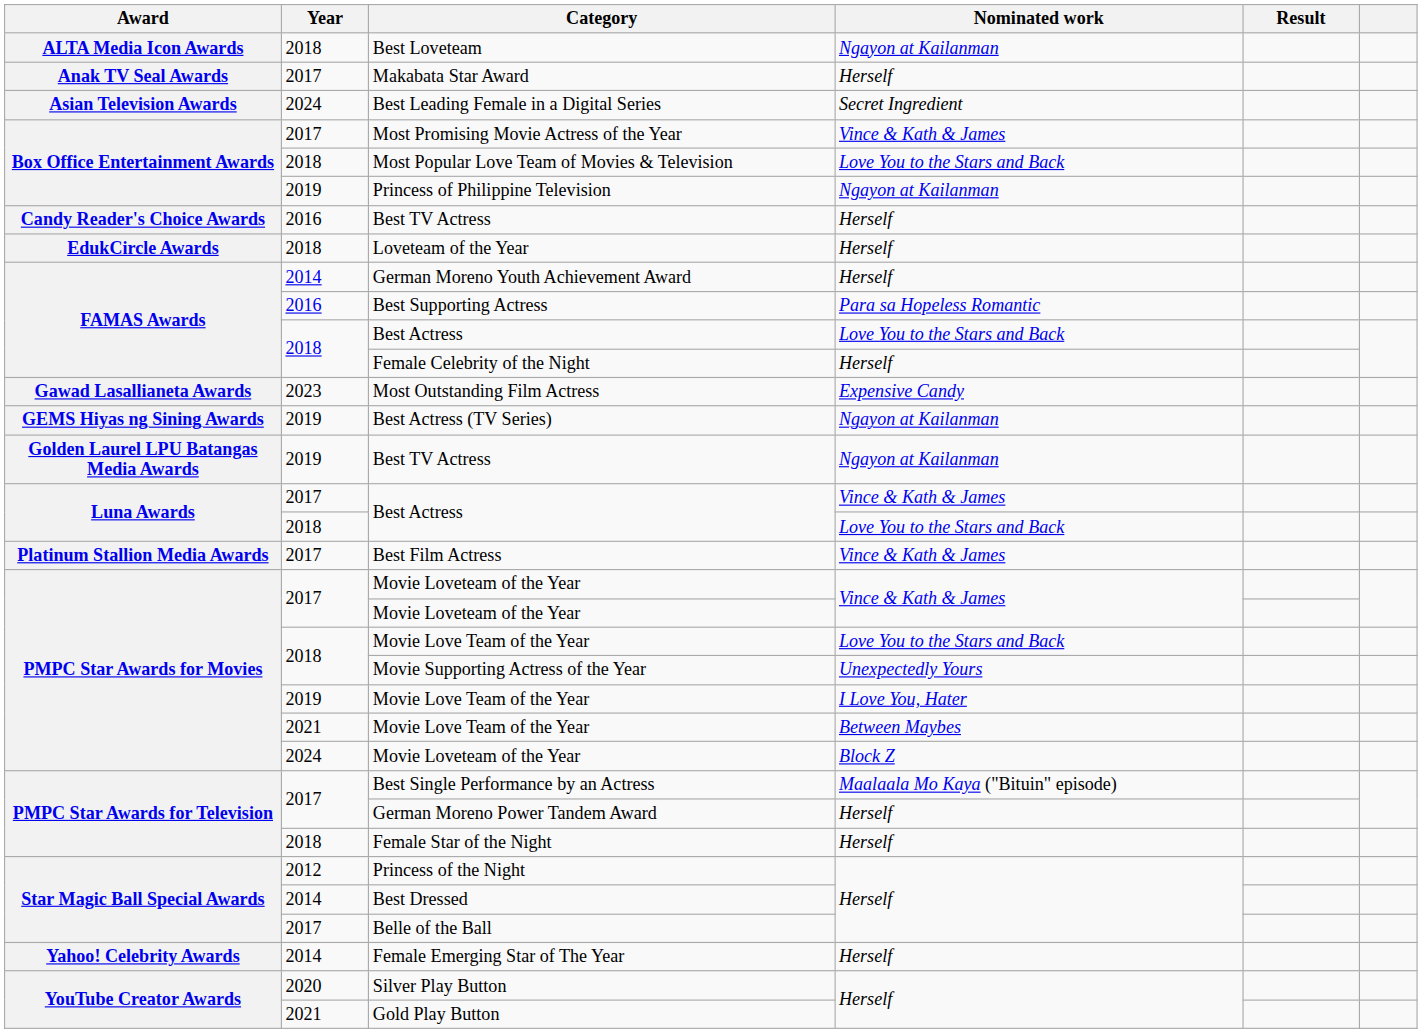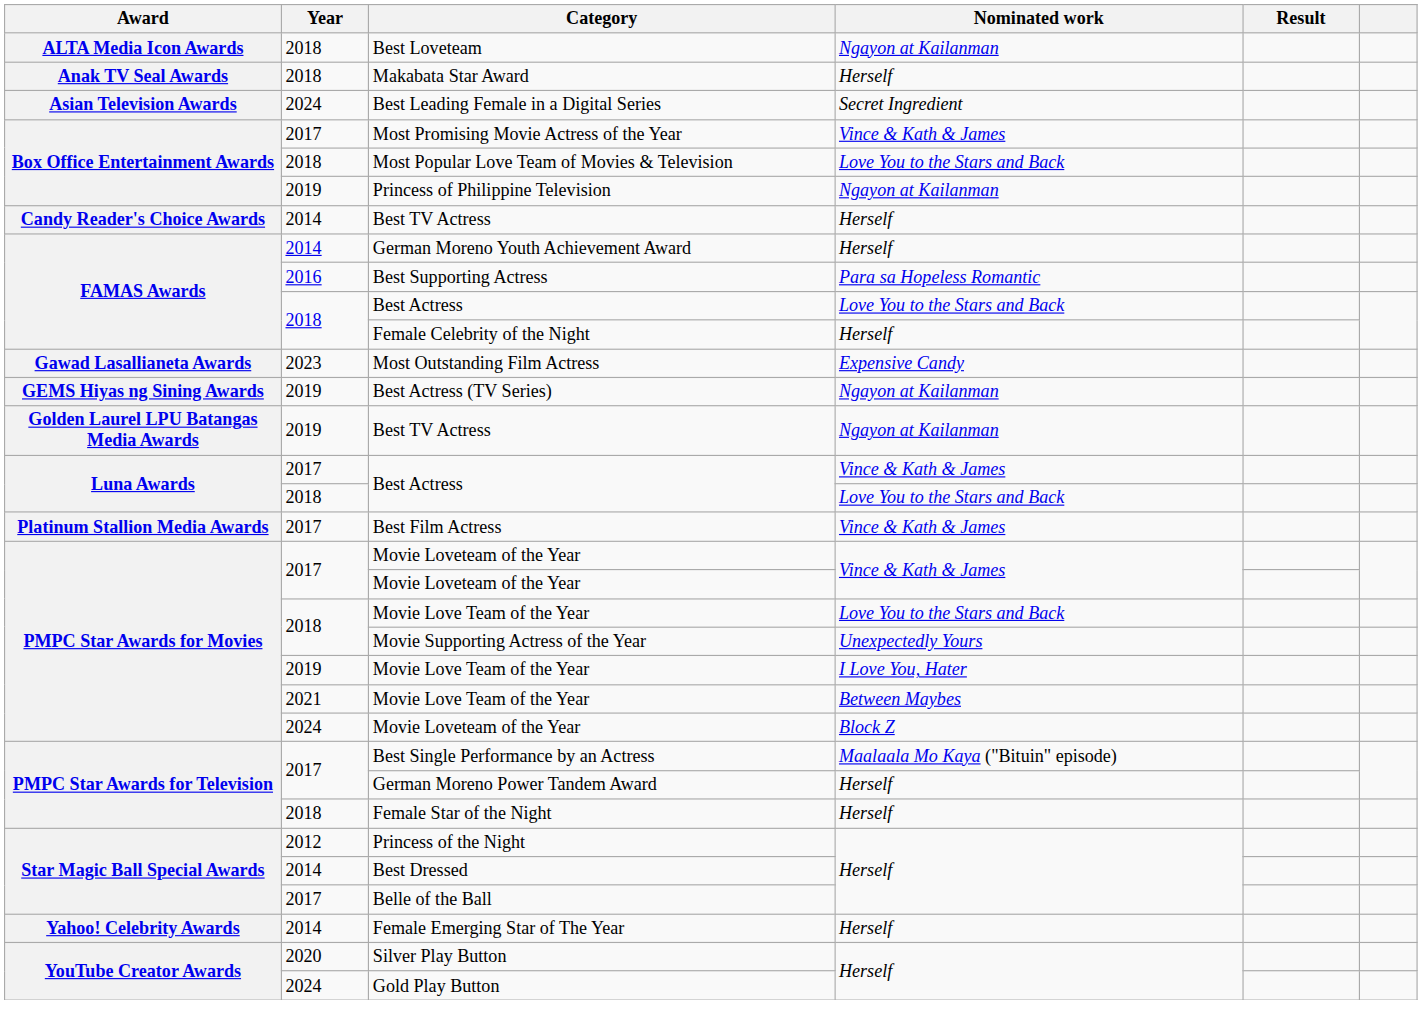(304, 76) 2017 -> (304, 76) 2018
(304, 219) 2016 -> (304, 219) 2014
- row: (451, 248)
(304, 1014) 2021 -> (304, 985) 2024
